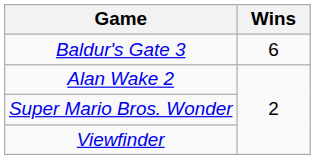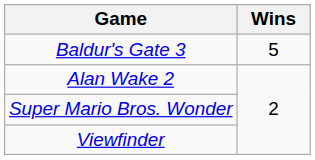(274, 49) 6 -> (274, 49) 5
